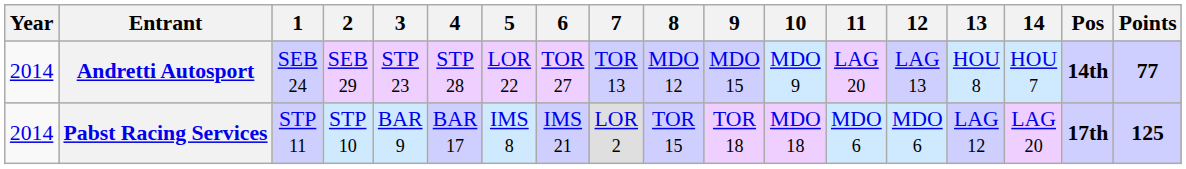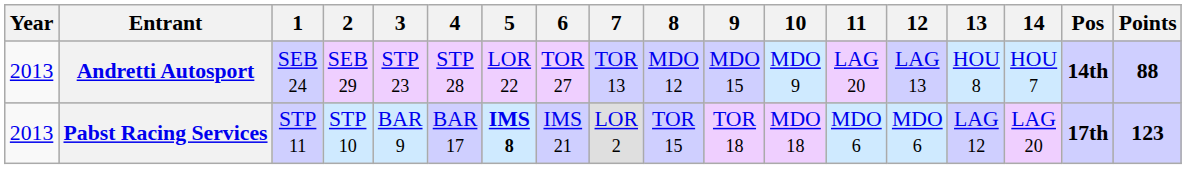(32, 71) 2014 -> (32, 71) 2013
(1148, 71) 77 -> (1148, 71) 88
(32, 133) 2014 -> (32, 133) 2013
(509, 133) normal -> (509, 133) bold
(1148, 133) 125 -> (1148, 133) 123
